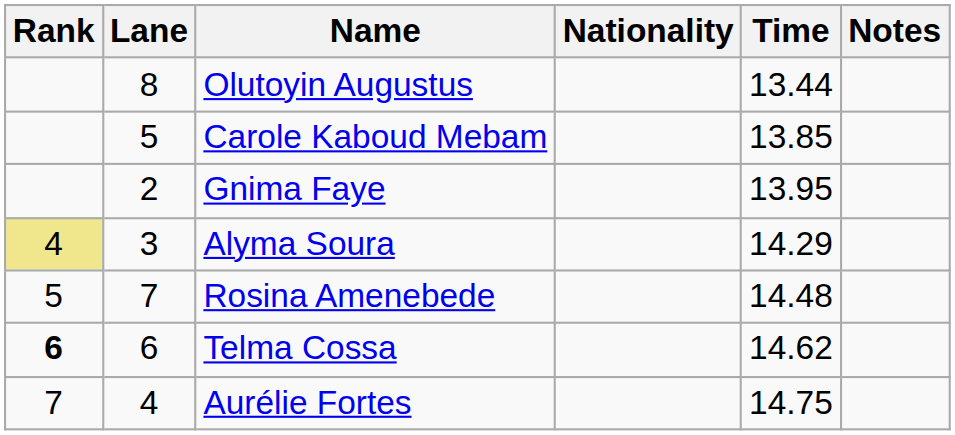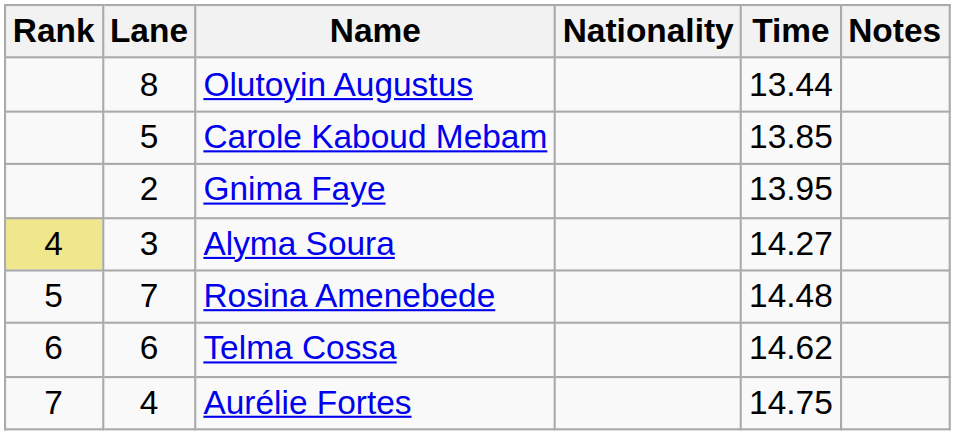(791, 243) 14.29 -> (791, 243) 14.27
(54, 349) bold -> (54, 349) normal
